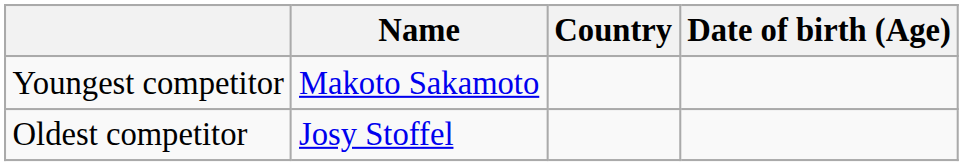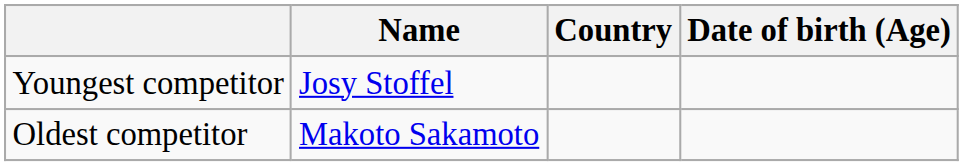(419, 82) Makoto Sakamoto -> (376, 82) Josy Stoffel
(376, 133) Josy Stoffel -> (419, 133) Makoto Sakamoto
